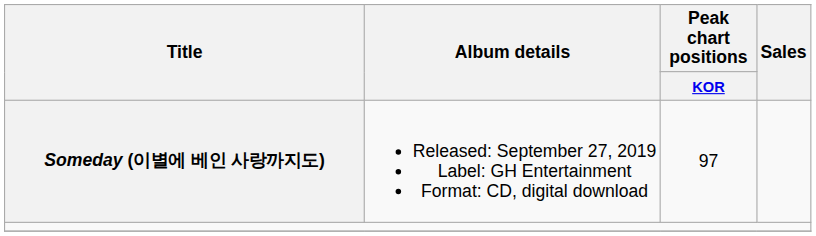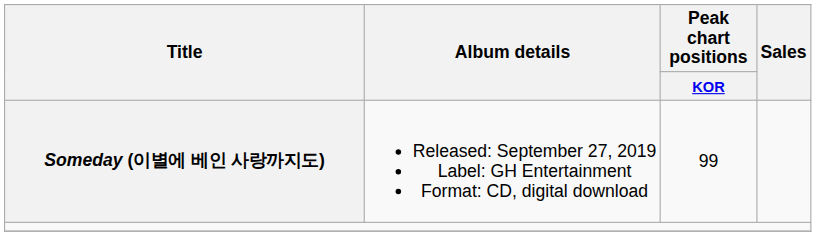(708, 161) 97 -> (708, 161) 99
